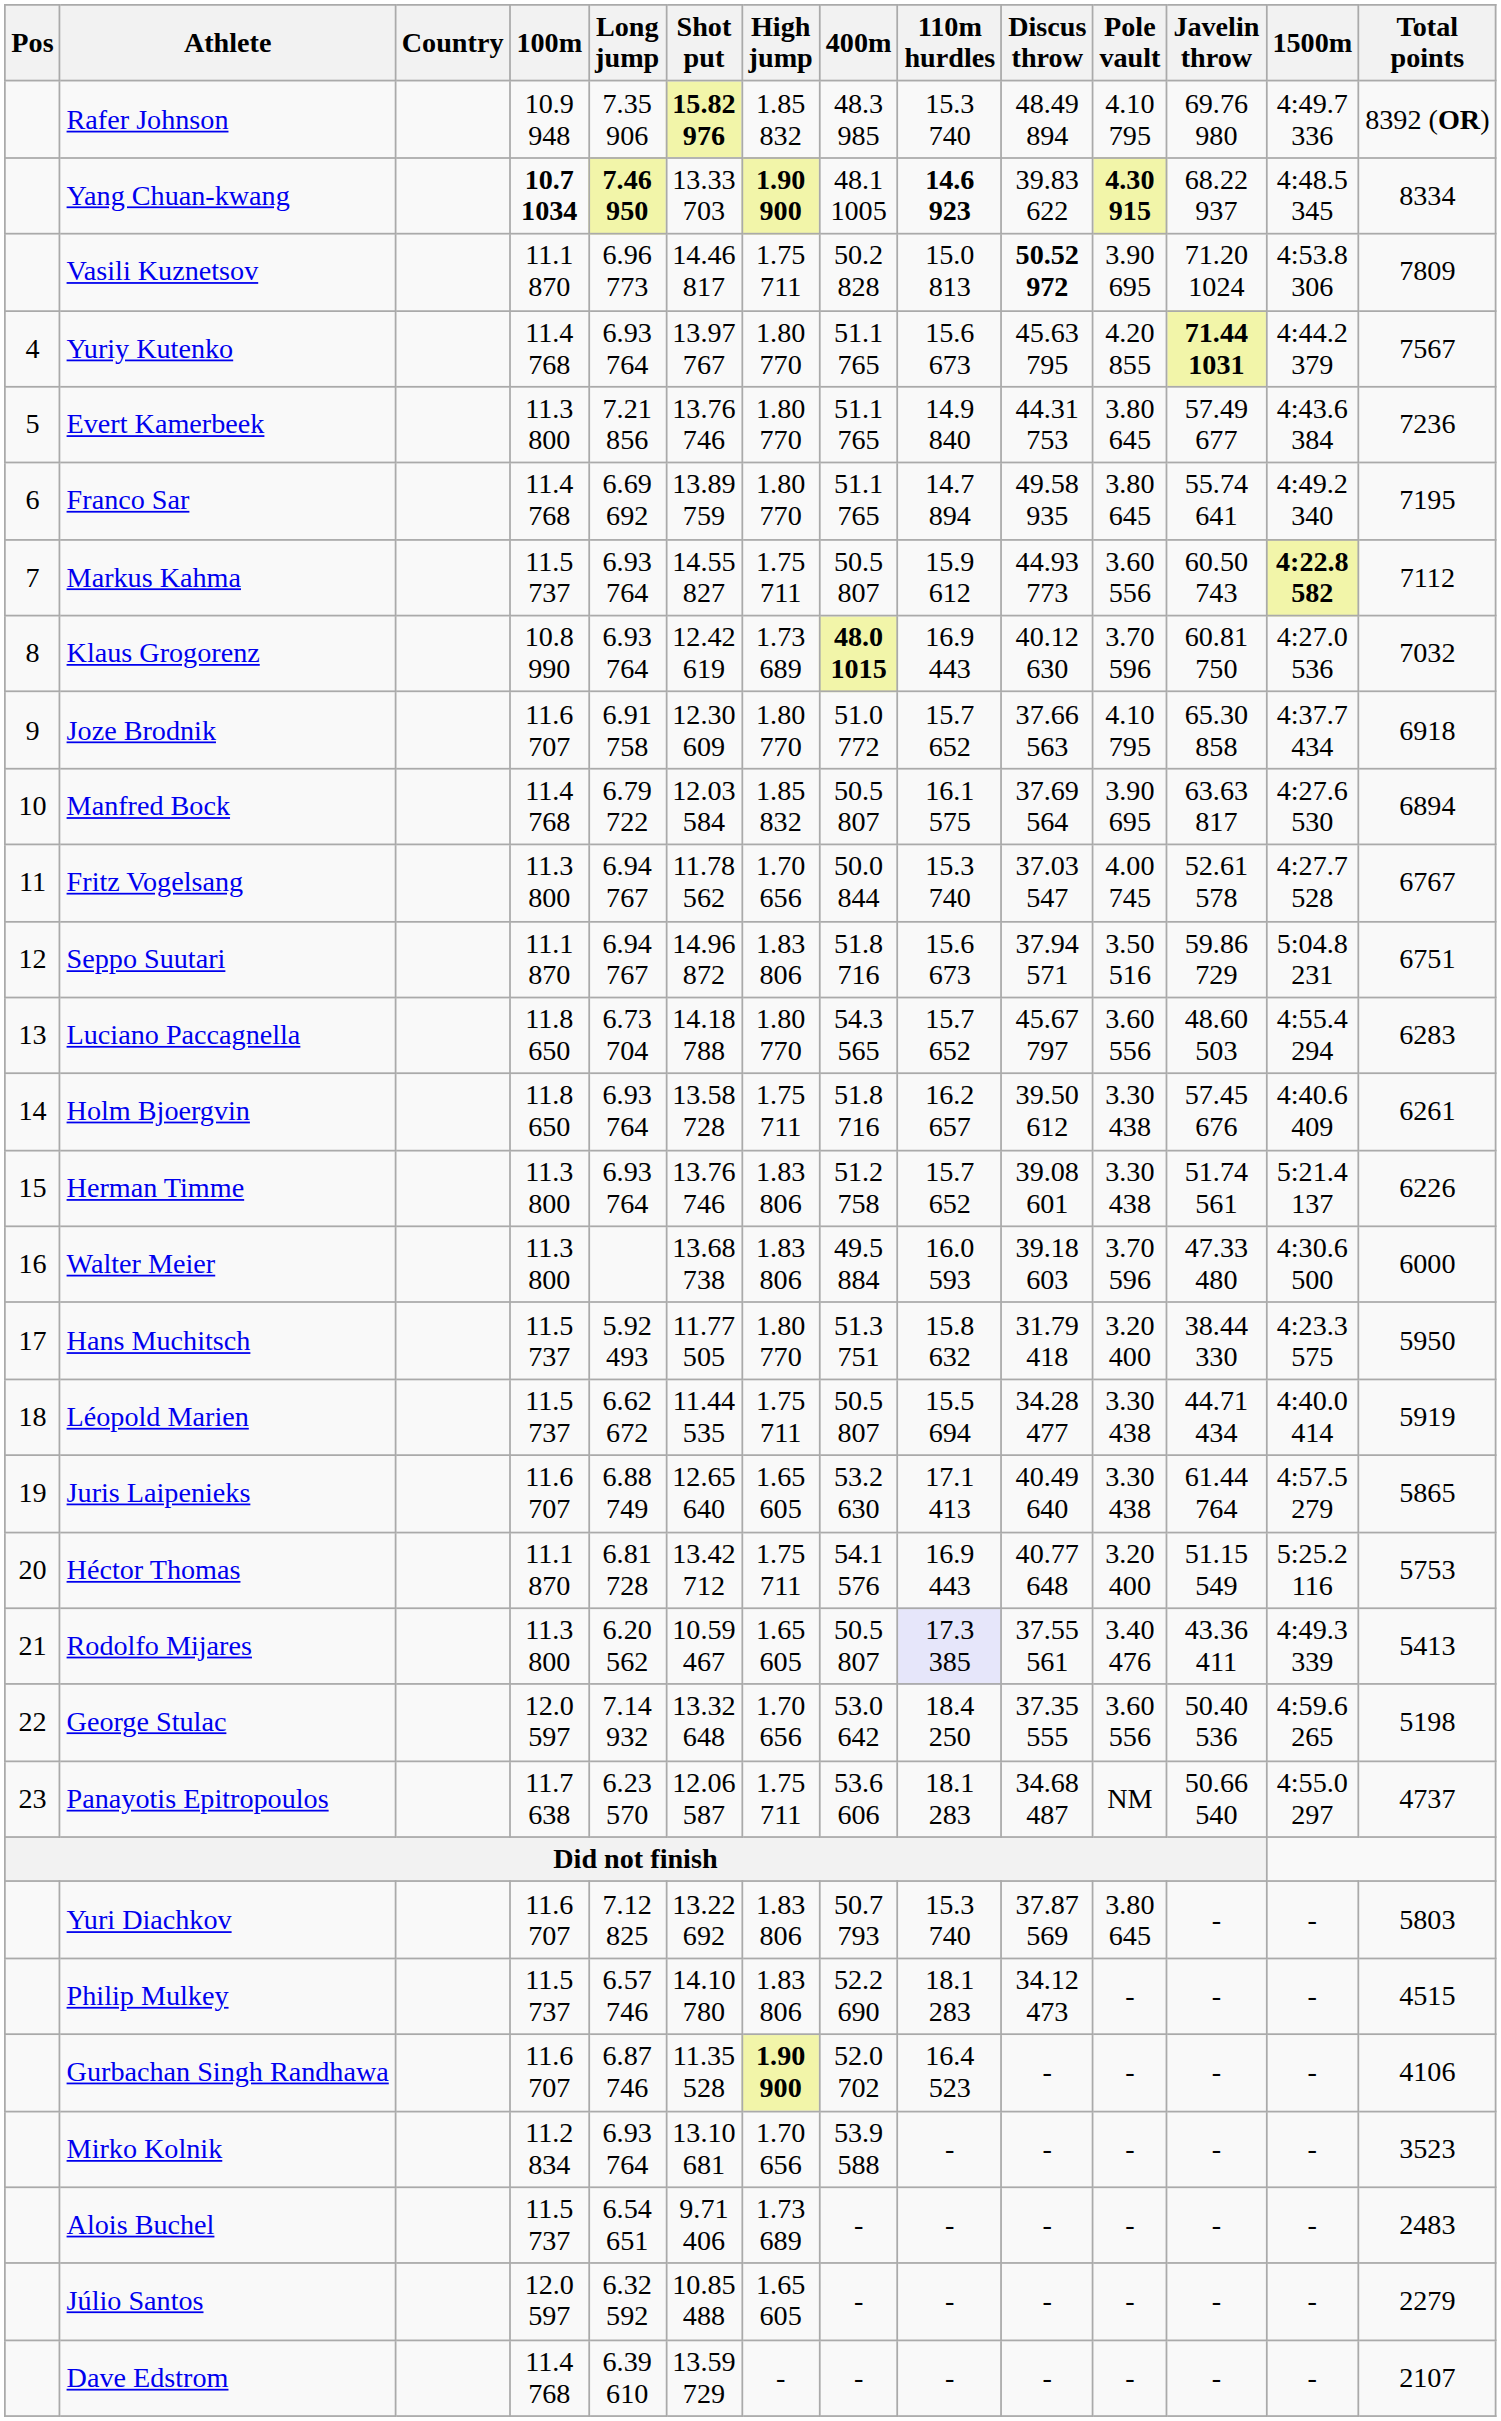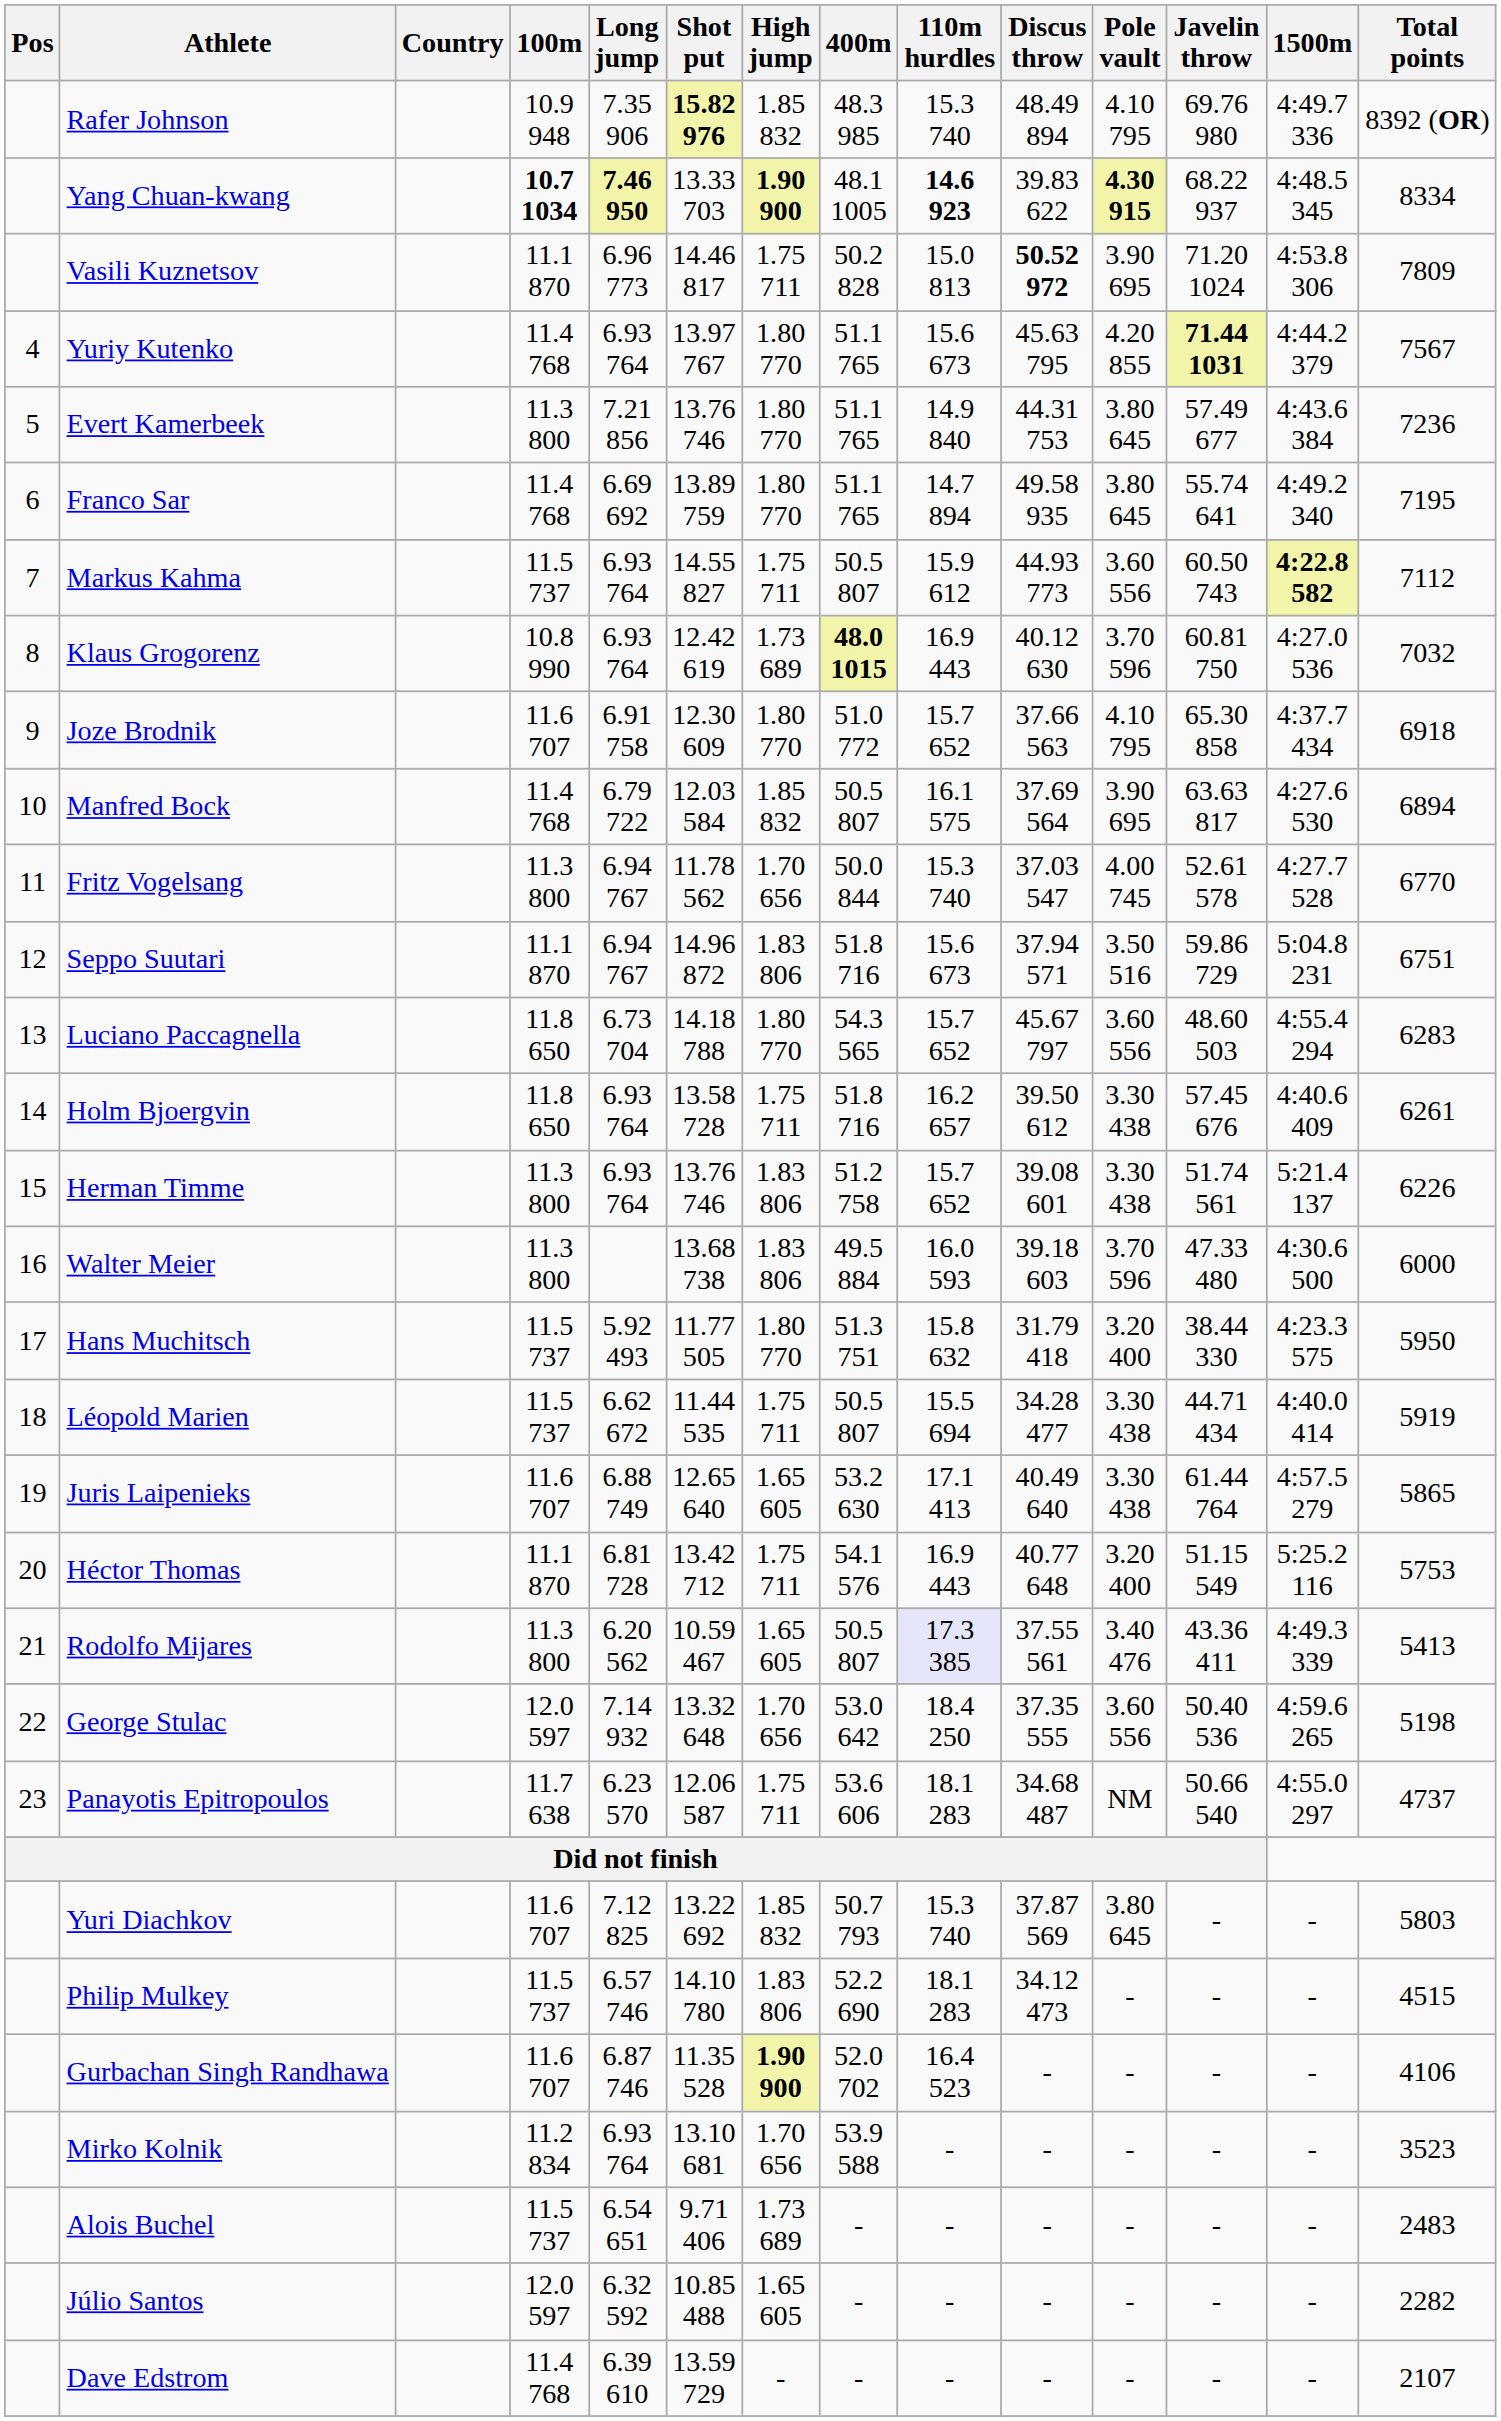(1427, 882) 6767 -> (1427, 882) 6770
(781, 1919) 1.83 806 -> (781, 1919) 1.85 832
(1427, 2301) 2279 -> (1427, 2301) 2282
